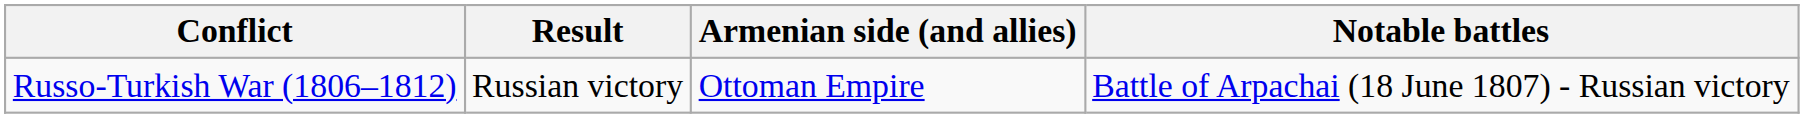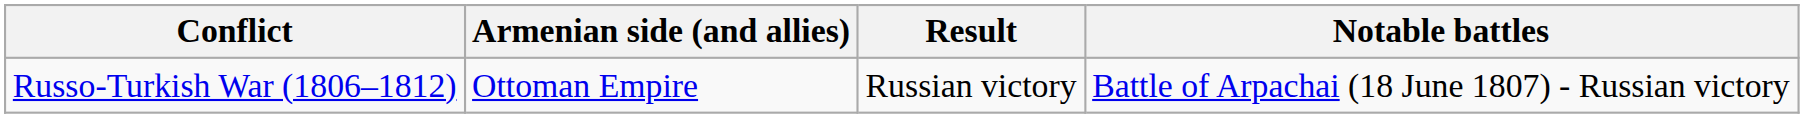columns swapped: (888, 31) <-> (578, 31)
